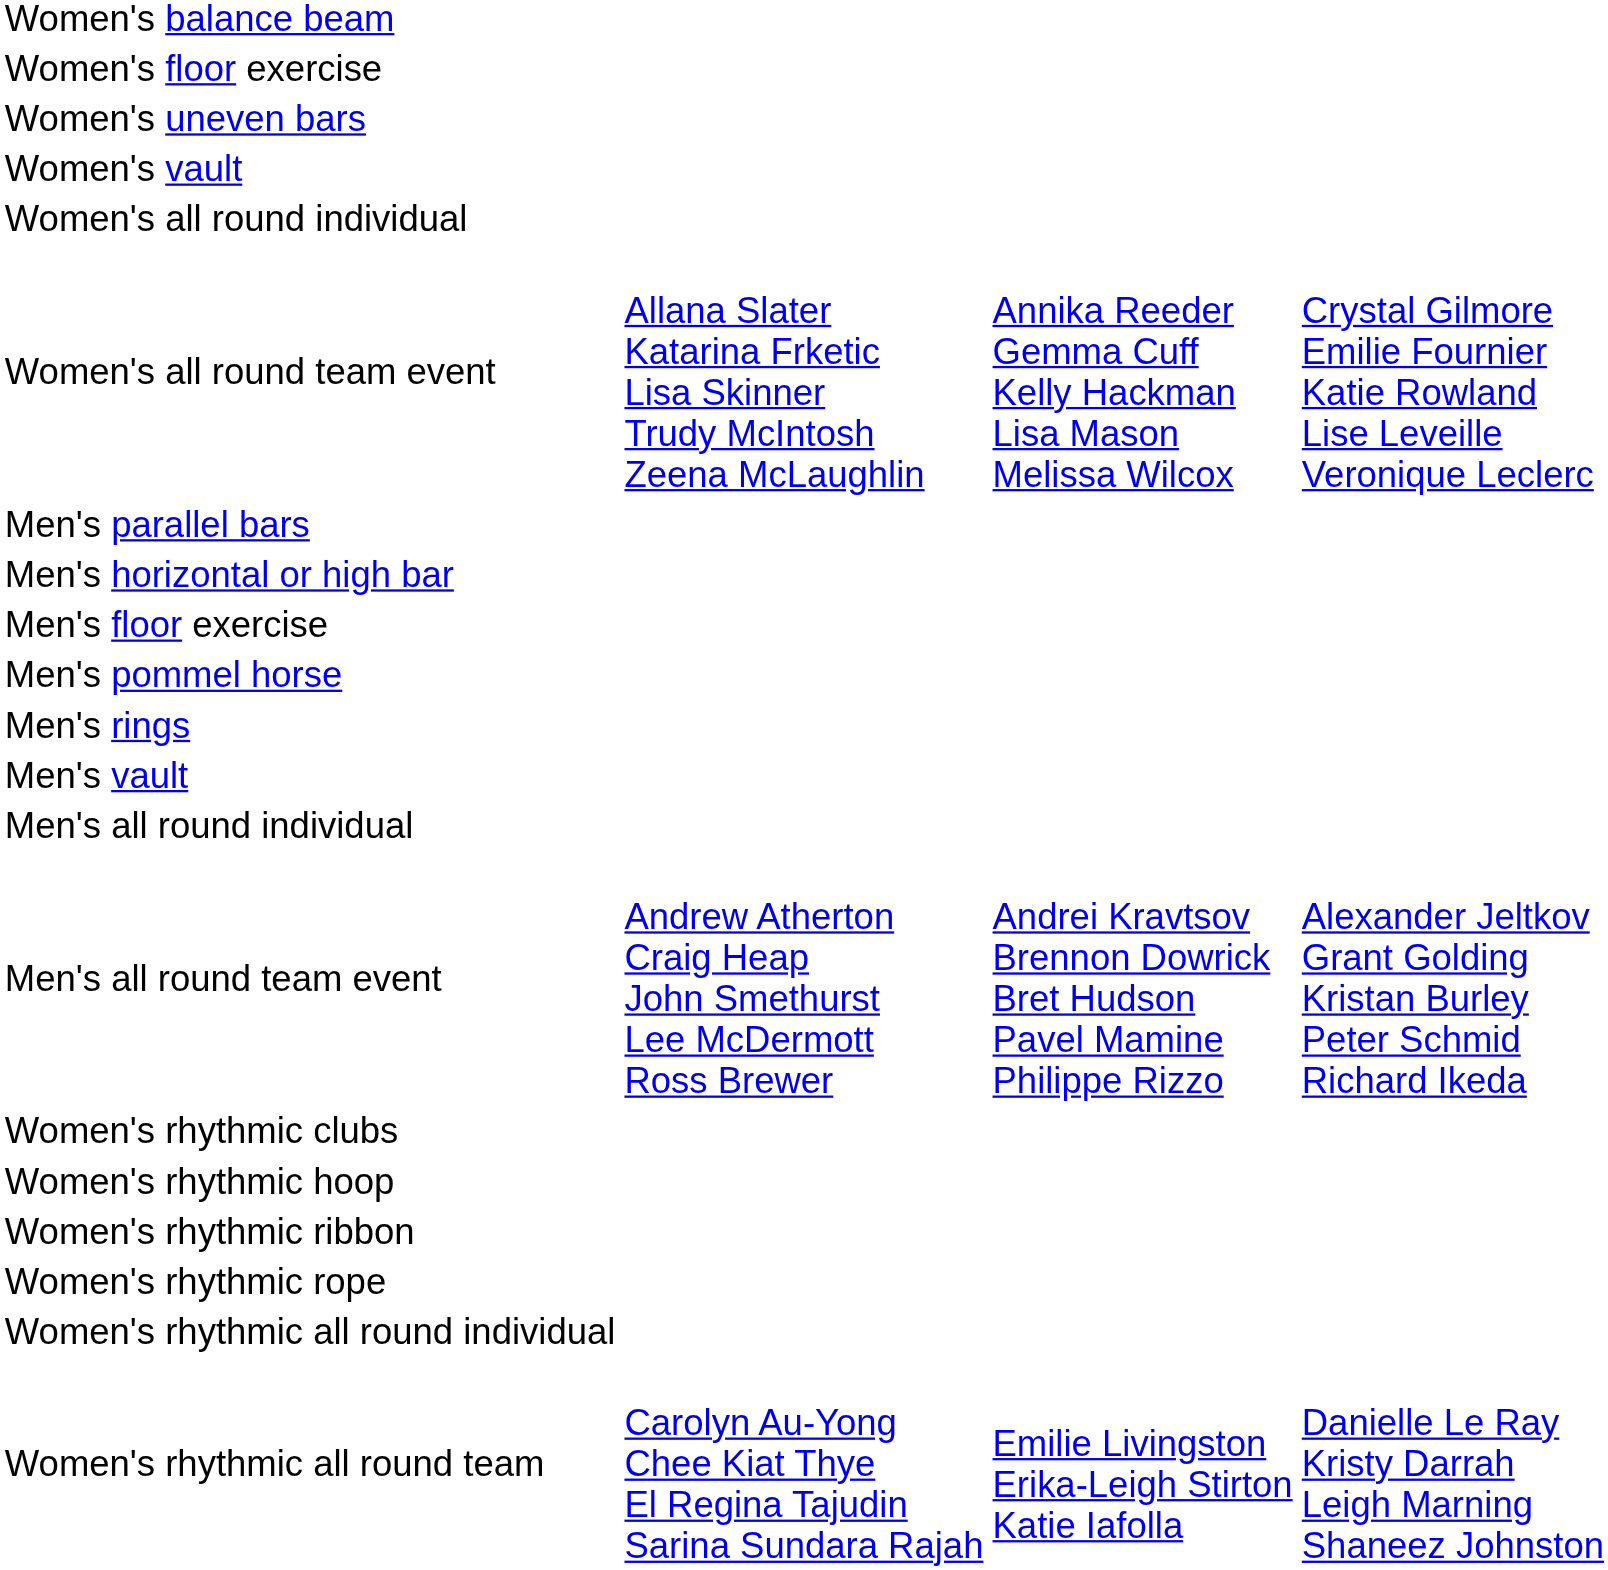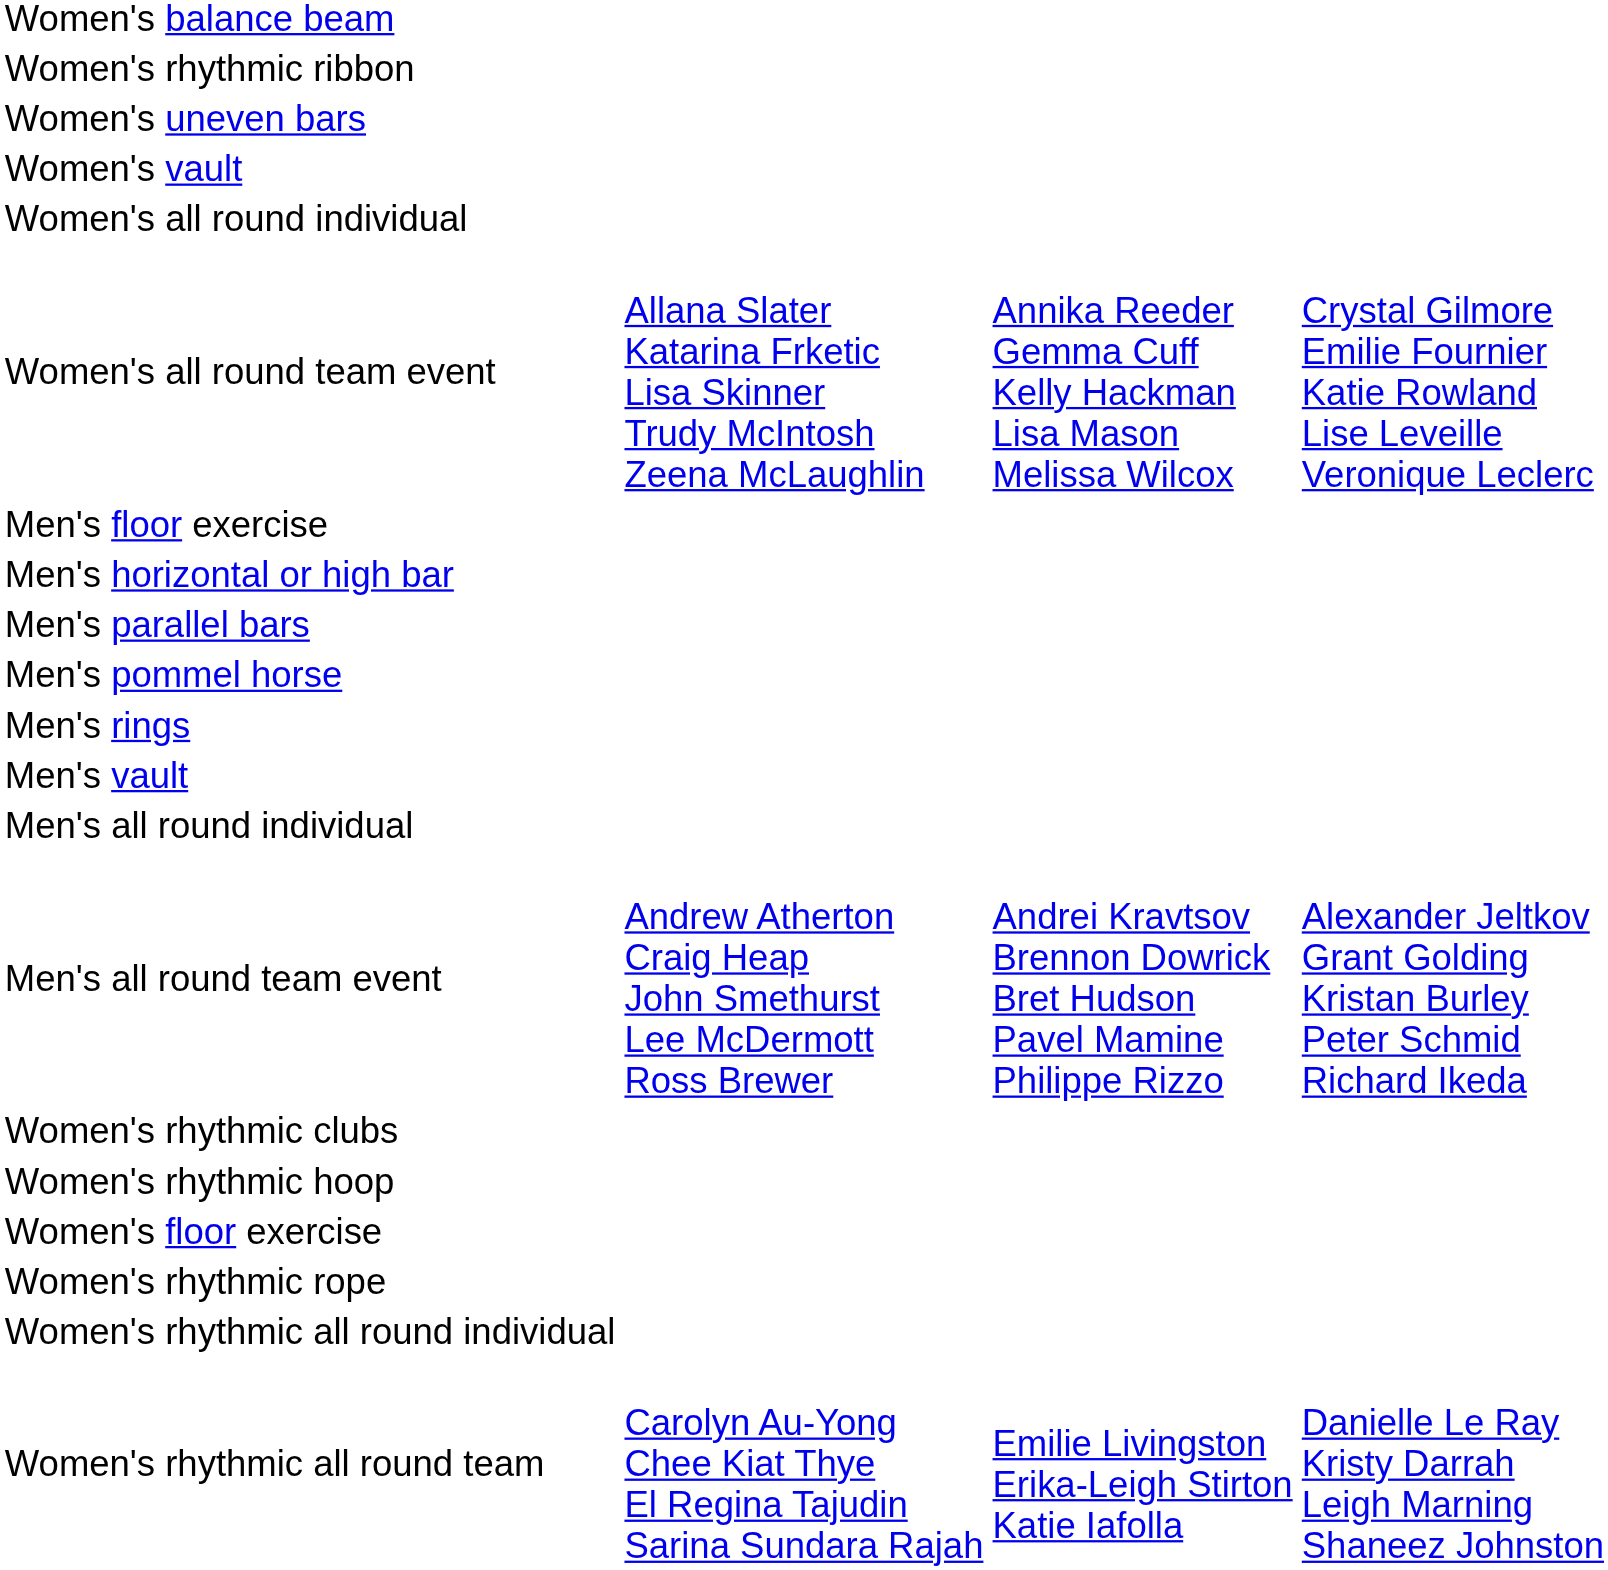rows swapped: (194, 68) <-> (210, 1231)
rows swapped: (166, 625) <-> (157, 524)
